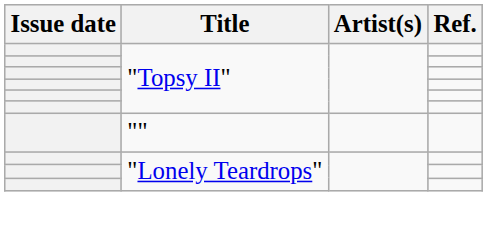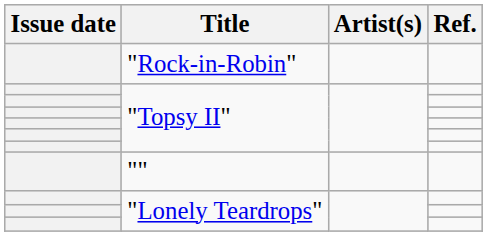+ row: (63, 64)
